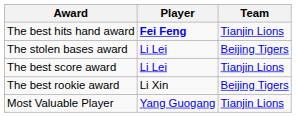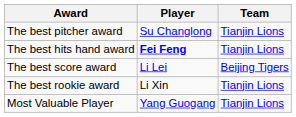+ row: (65, 31)
- row: (67, 49)
(252, 67) Tianjin Lions -> (255, 67) Beijing Tigers
(255, 85) Beijing Tigers -> (252, 85) Tianjin Lions
